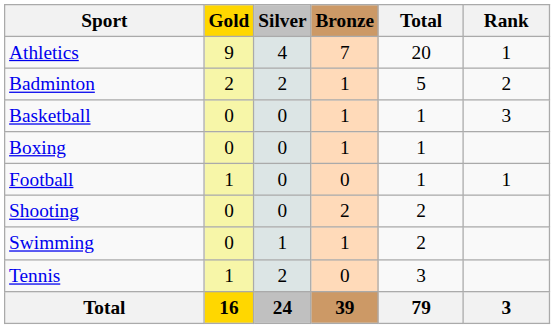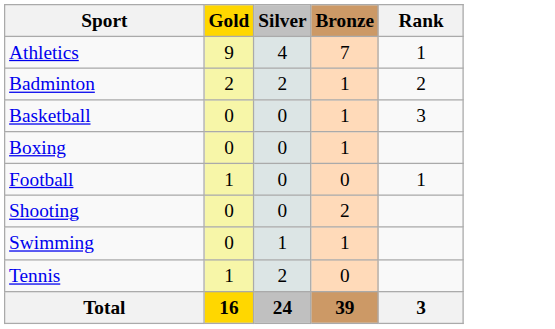- column: (421, 20)
